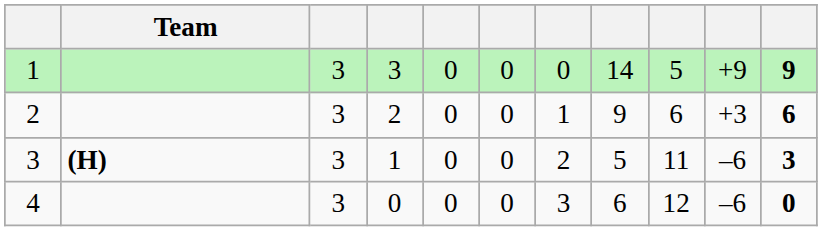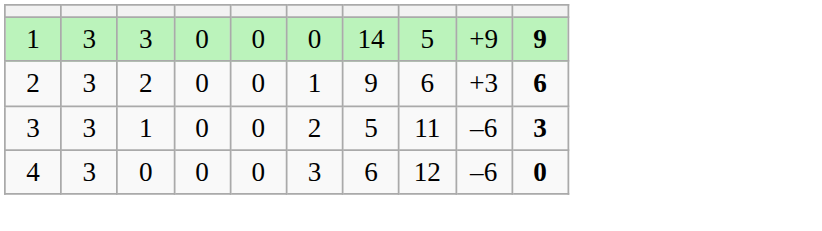- column: (186, 26)
